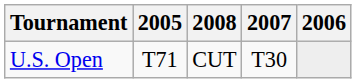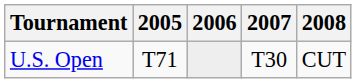columns swapped: (324, 22) <-> (214, 22)
